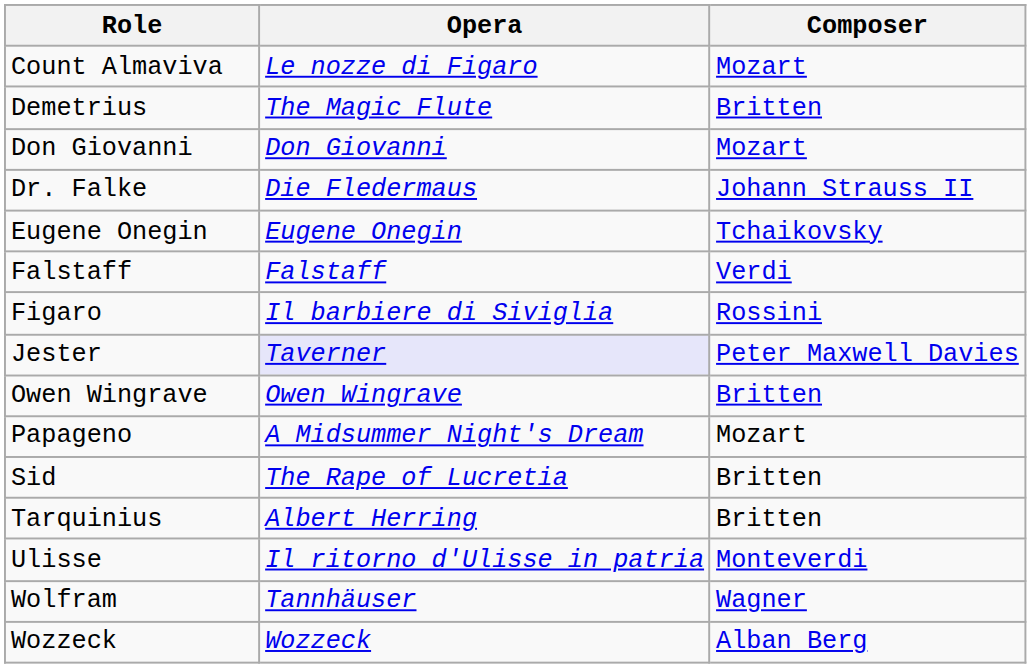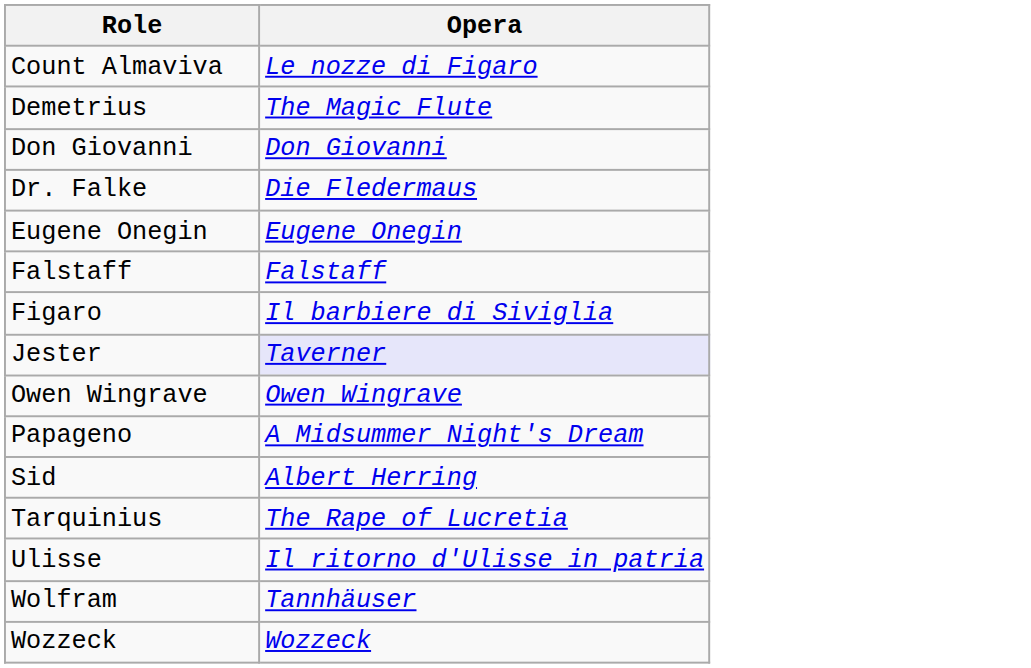- column: (867, 26)
(416, 478) The Rape of Lucretia -> (371, 478) Albert Herring
(371, 519) Albert Herring -> (416, 519) The Rape of Lucretia
